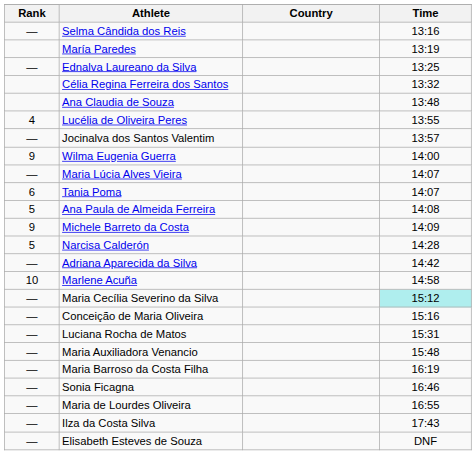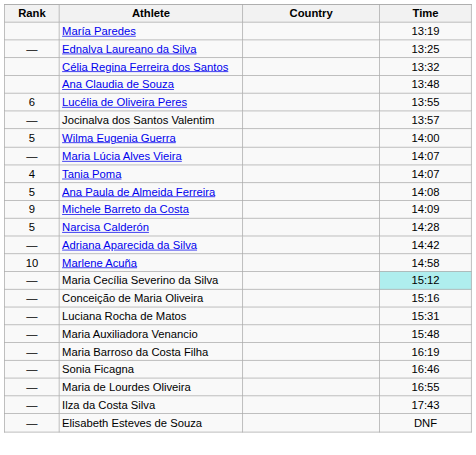- row: (124, 31)
(32, 120) 4 -> (32, 102) 6
(32, 156) 9 -> (32, 138) 5
(32, 192) 6 -> (32, 174) 4
